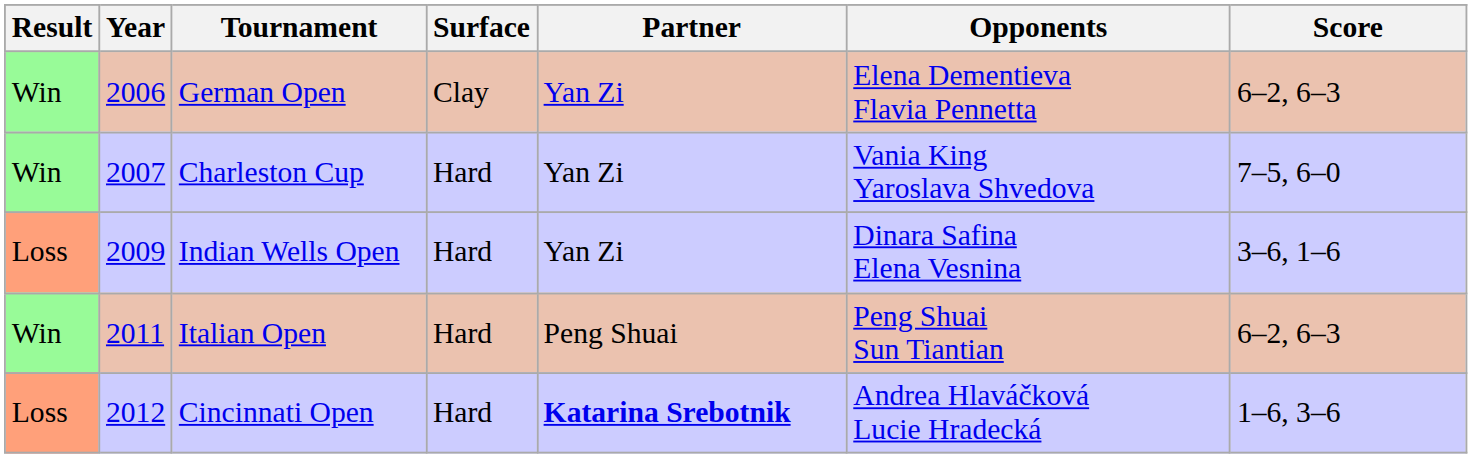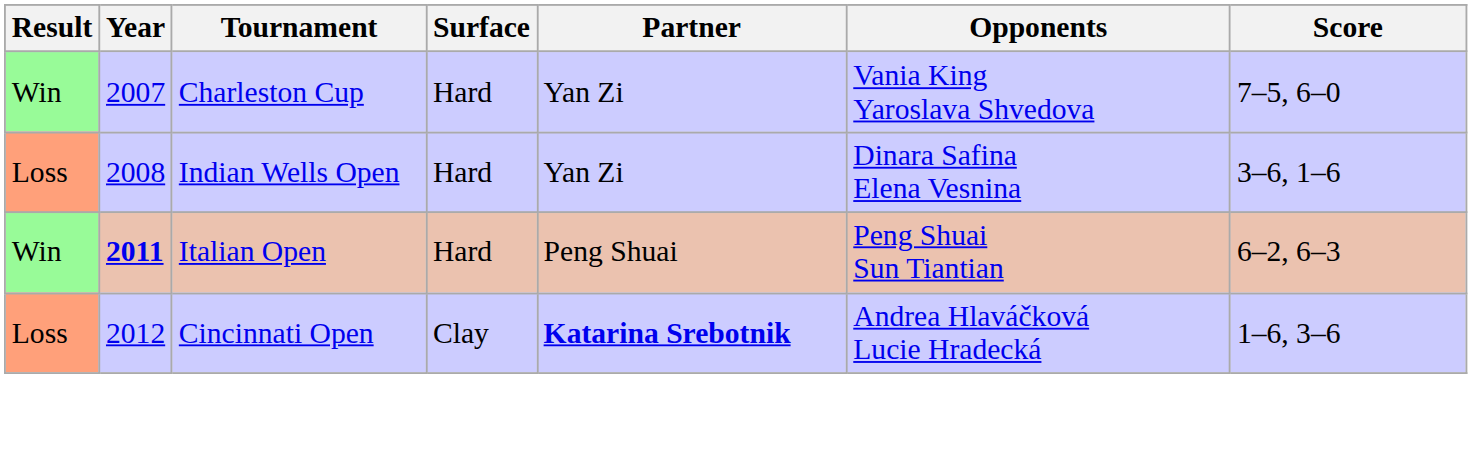- row: (262, 91)
(136, 252) 2009 -> (136, 171) 2008
(135, 332) normal -> (135, 252) bold
(463, 412) Hard -> (461, 332) Clay
